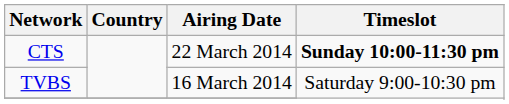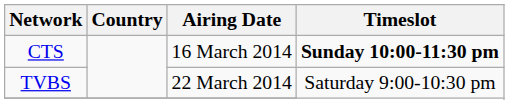(232, 51) 22 March 2014 -> (232, 51) 16 March 2014
(232, 82) 16 March 2014 -> (232, 82) 22 March 2014
